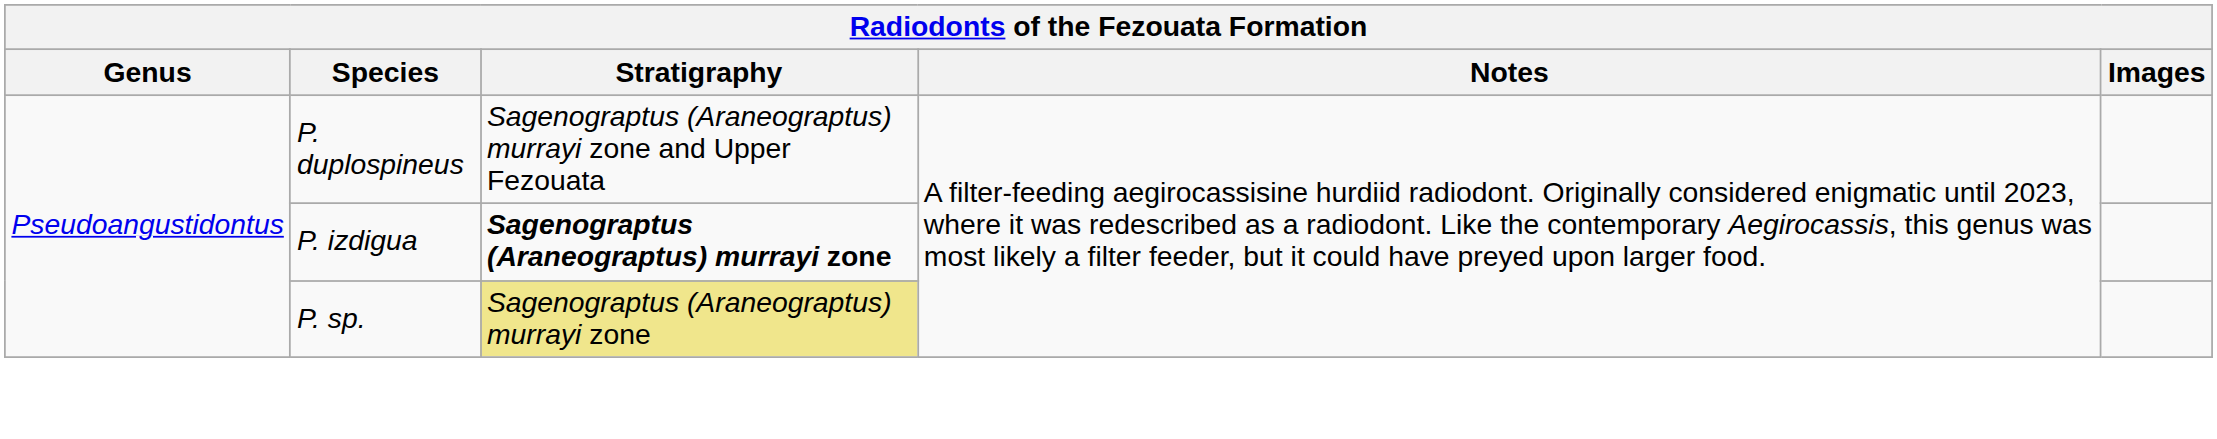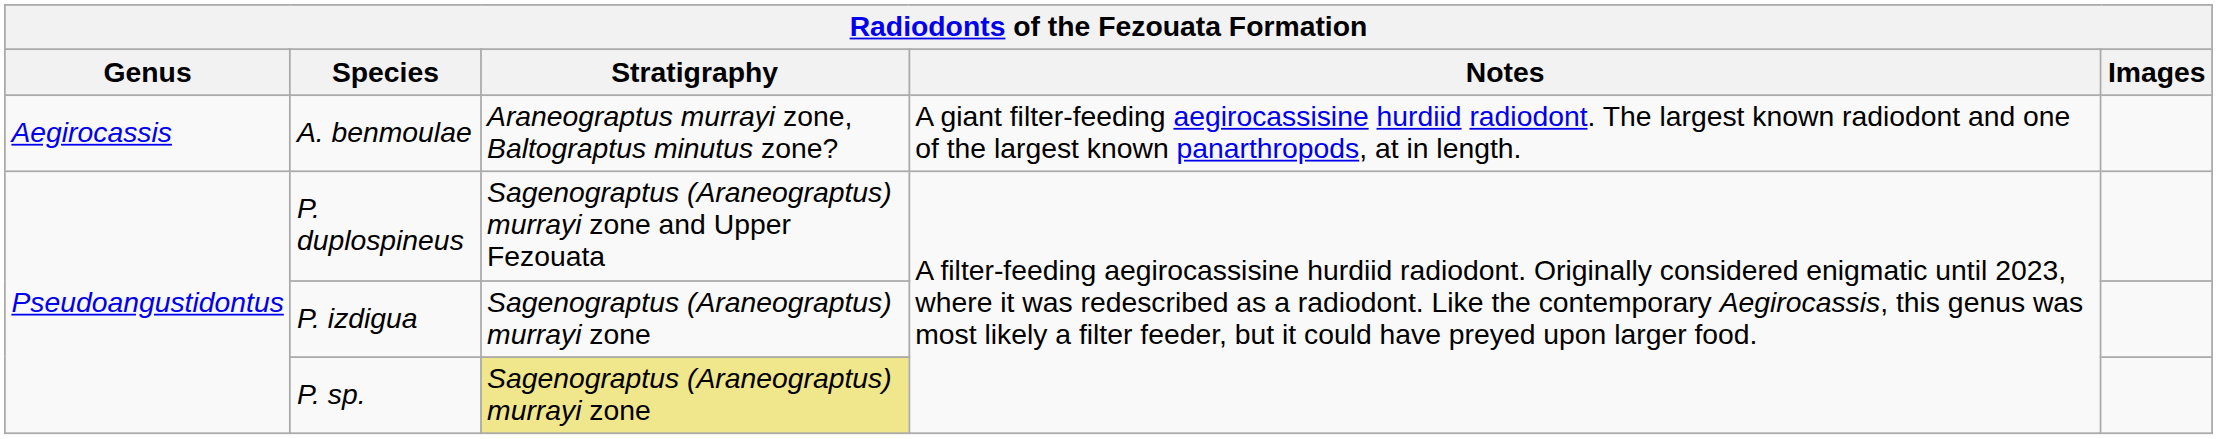+ row: (384, 132)
(689, 241) bold -> (689, 318) normal
